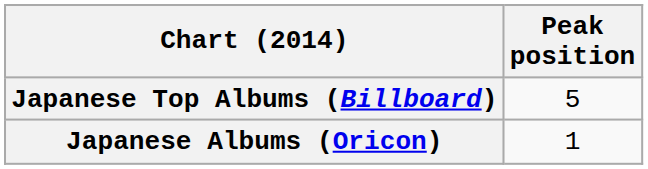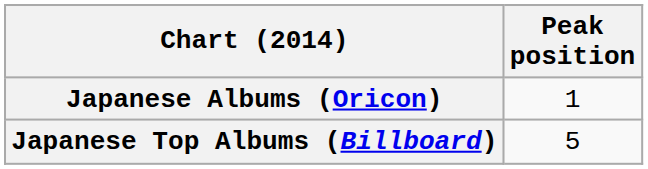rows swapped: (254, 142) <-> (254, 99)
